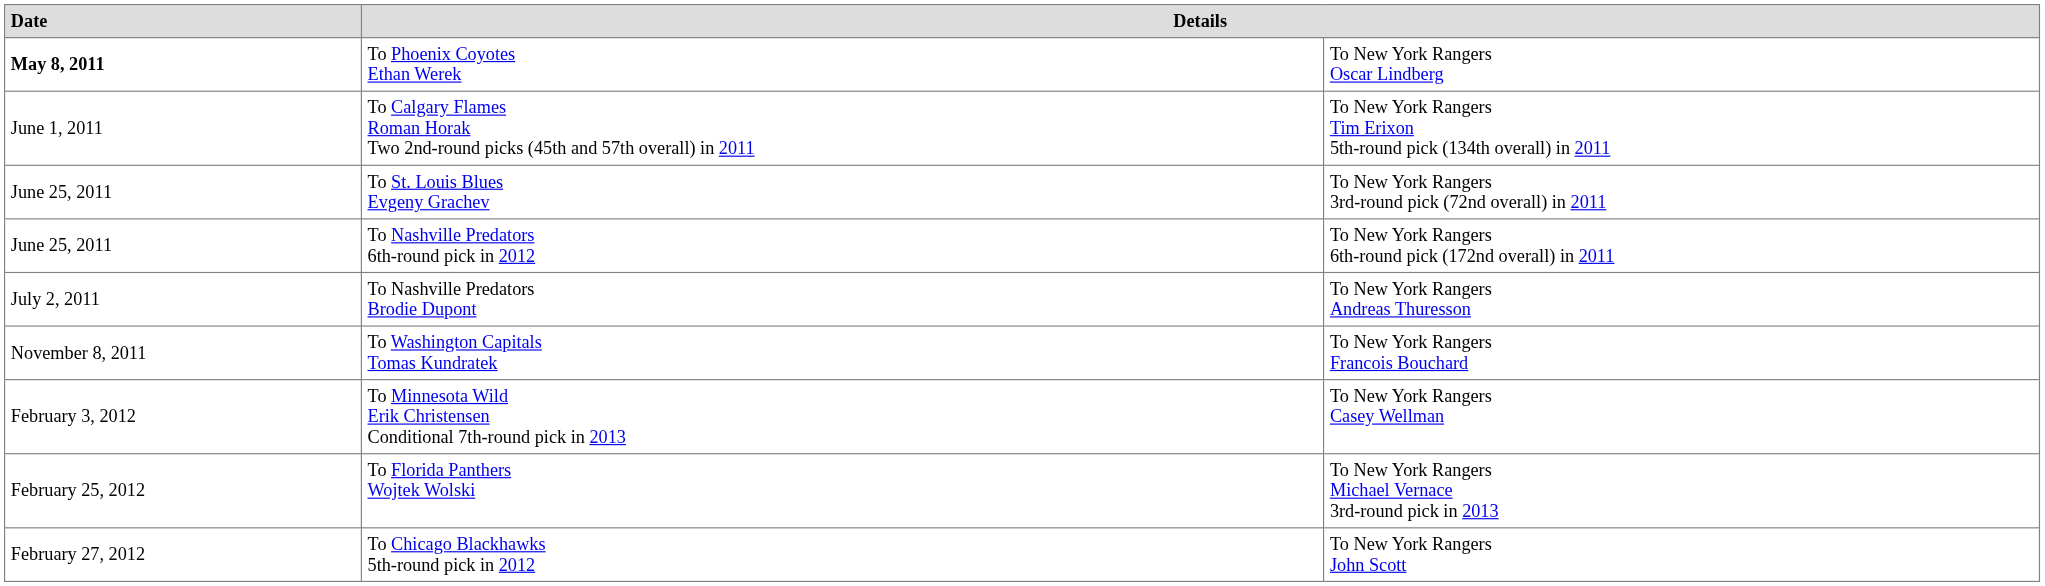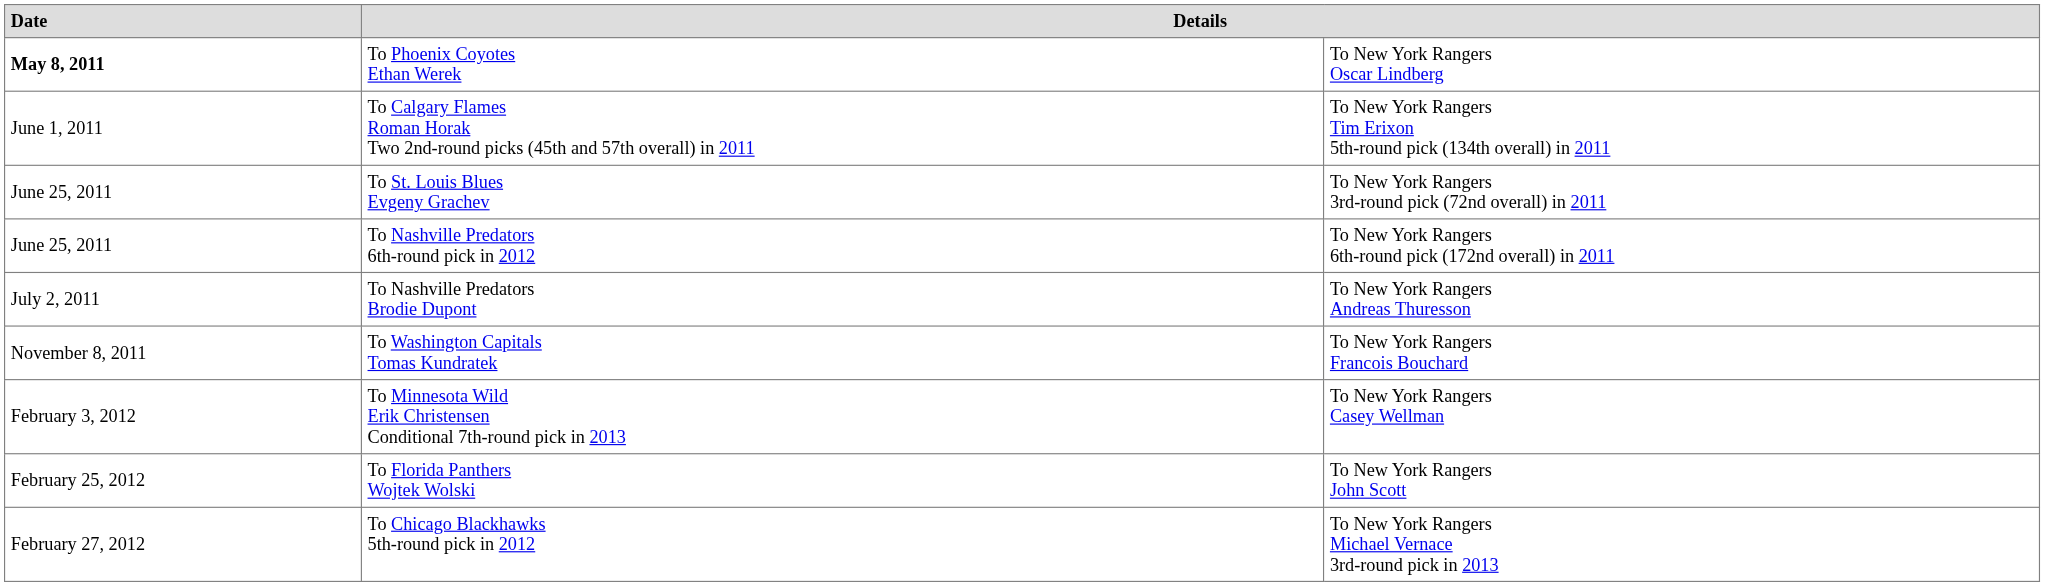(1414, 490) To New York Rangers Michael Vernace 3rd-round pick in 2013 -> (1411, 480) To New York Rangers John Scott
(1411, 554) To New York Rangers John Scott -> (1414, 544) To New York Rangers Michael Vernace 3rd-round pick in 2013
